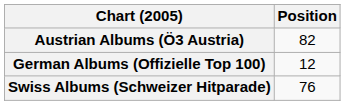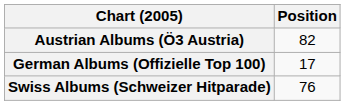(307, 64) 12 -> (307, 64) 17
